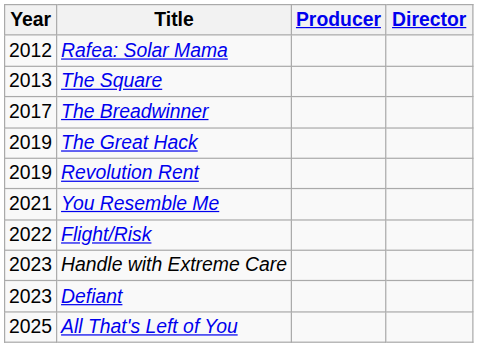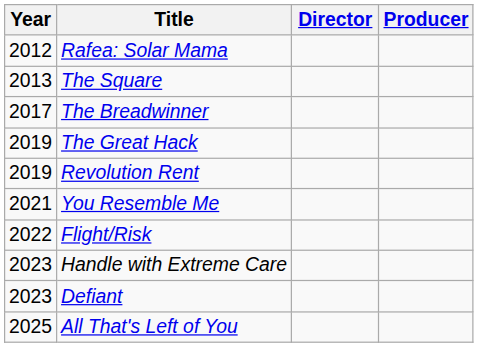columns swapped: (429, 19) <-> (338, 19)
